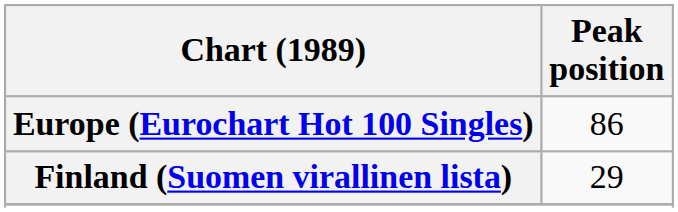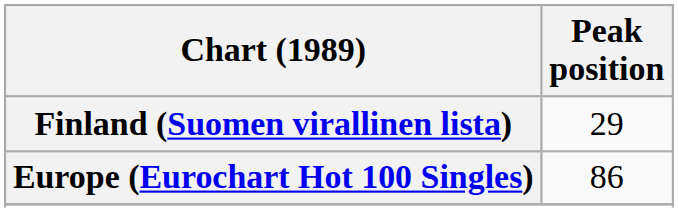rows swapped: (273, 123) <-> (273, 177)
